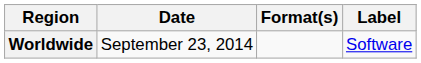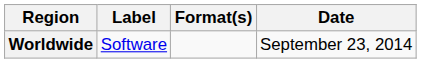columns swapped: (177, 17) <-> (379, 17)
